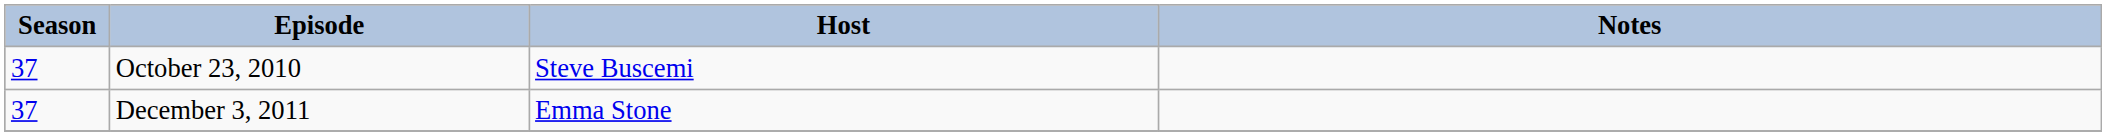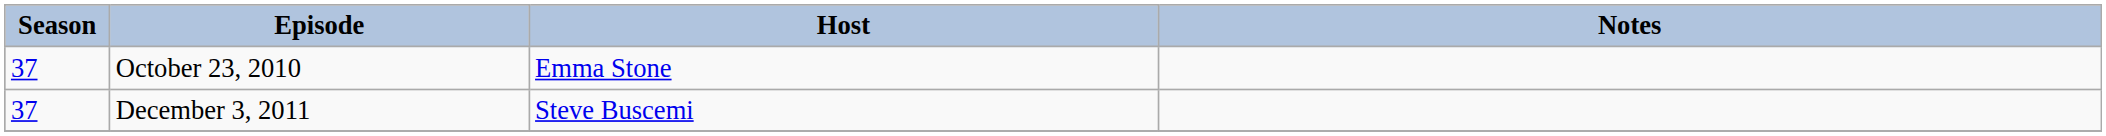(614, 67) Steve Buscemi -> (603, 67) Emma Stone
(603, 109) Emma Stone -> (614, 109) Steve Buscemi
